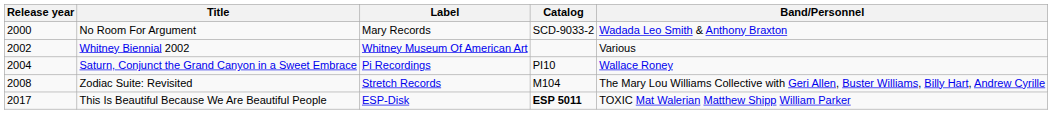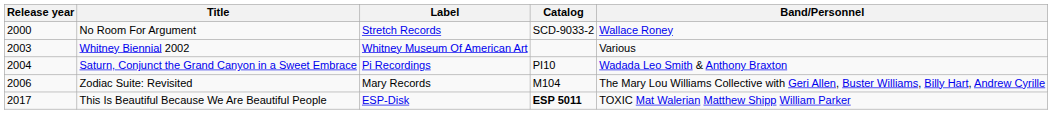(396, 30) Mary Records -> (402, 30) Stretch Records
(693, 30) Wadada Leo Smith & Anthony Braxton -> (636, 30) Wallace Roney
(19, 48) 2002 -> (19, 48) 2003
(636, 65) Wallace Roney -> (693, 65) Wadada Leo Smith & Anthony Braxton
(19, 83) 2008 -> (19, 83) 2006
(402, 83) Stretch Records -> (396, 83) Mary Records
